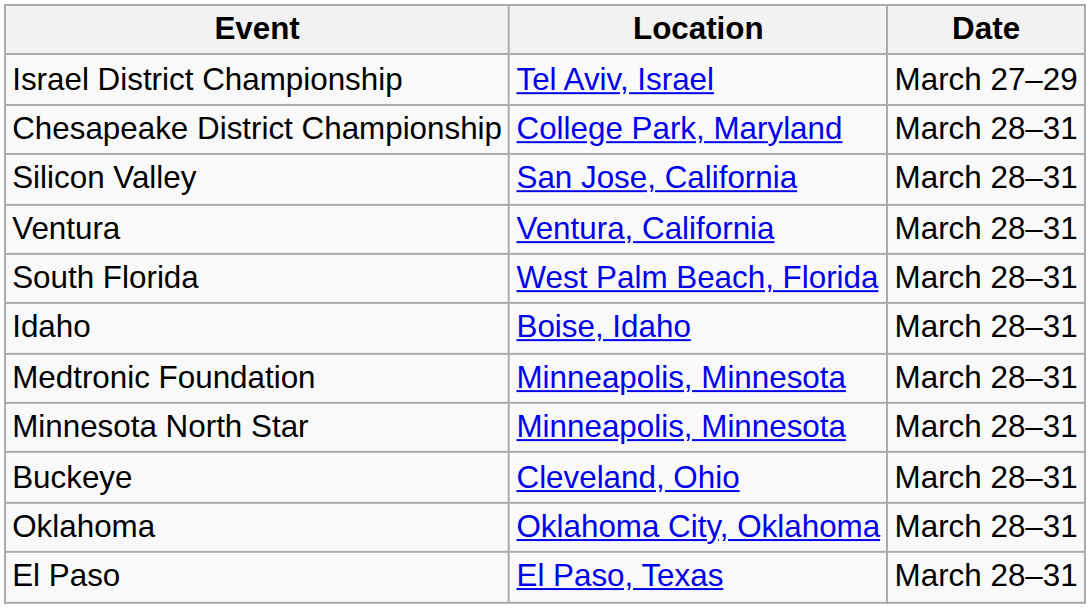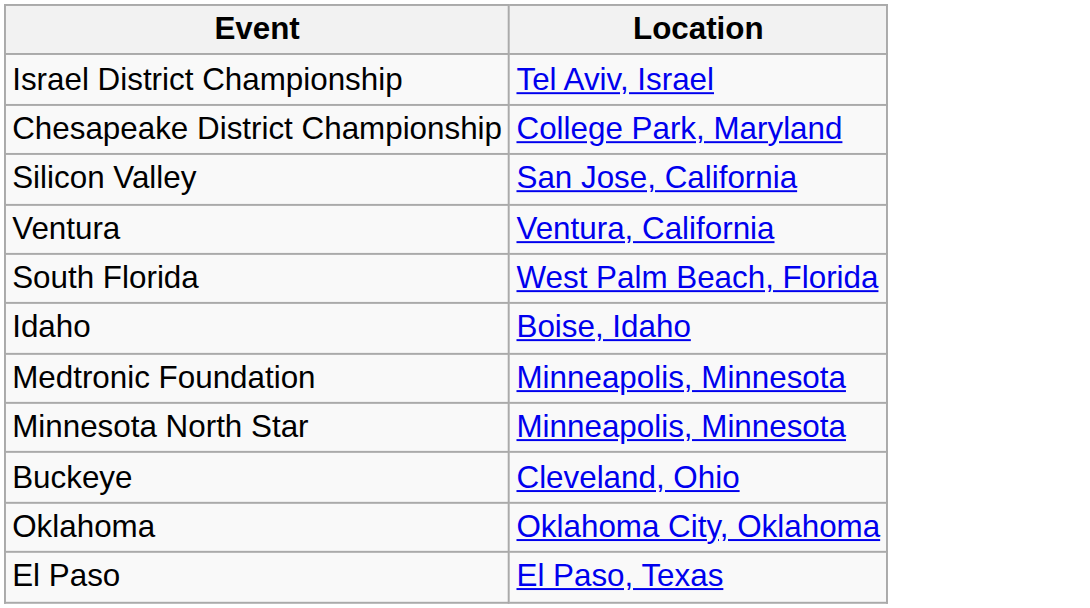- column: (986, 29)
